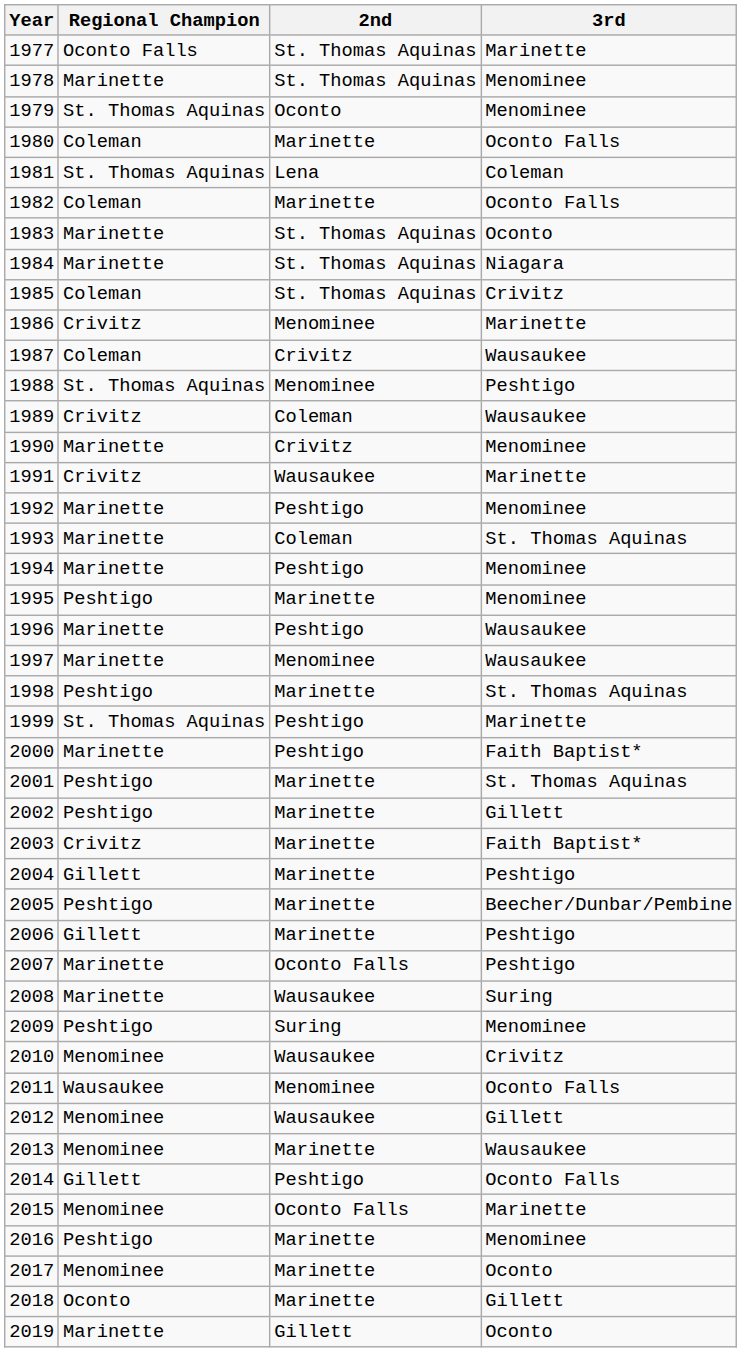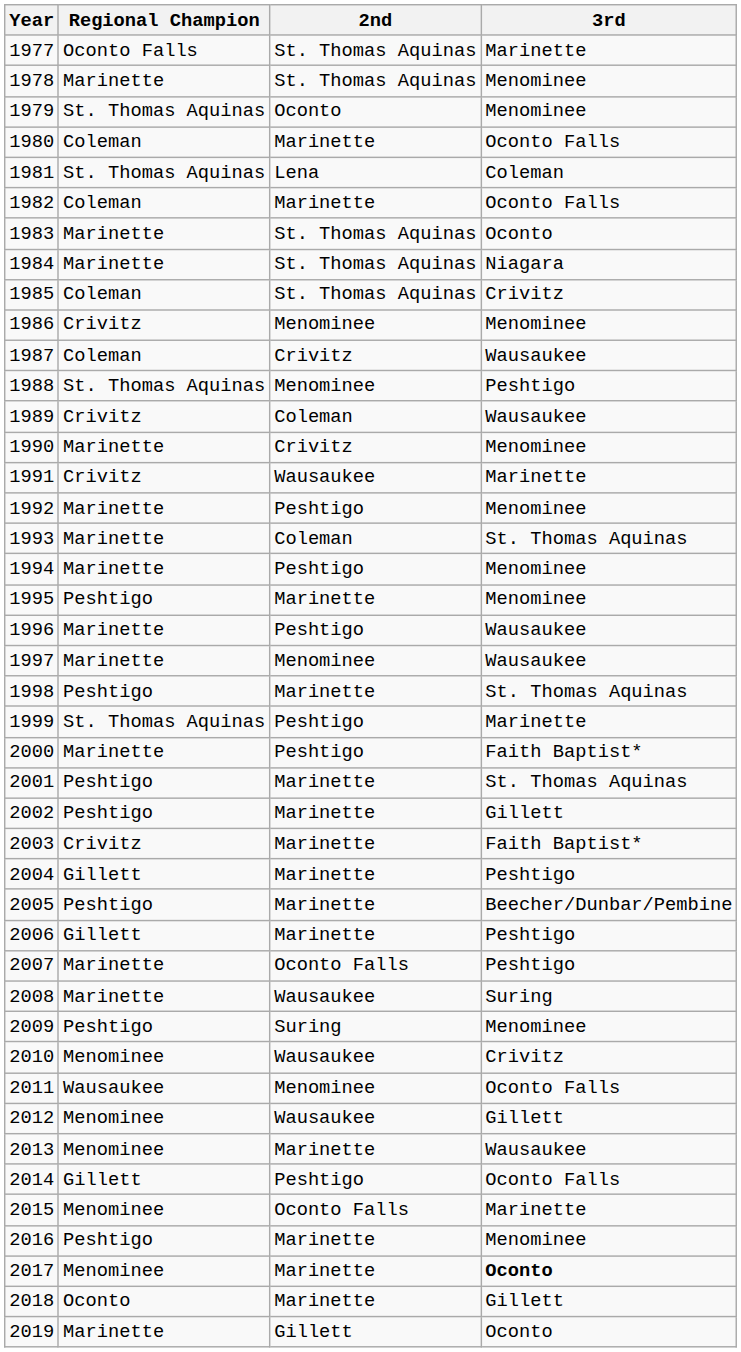(536, 325) Marinette -> (536, 325) Menominee
(519, 1271) normal -> (519, 1271) bold
